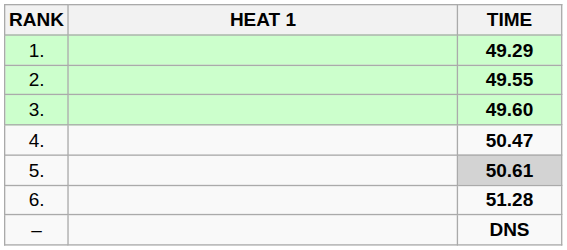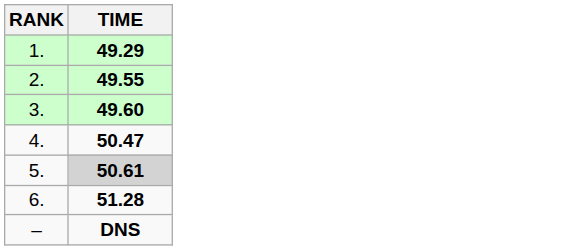- column: (263, 20)
